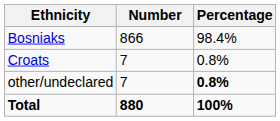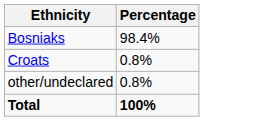- column: (155, 15)
(213, 82) bold -> (136, 82) normal
